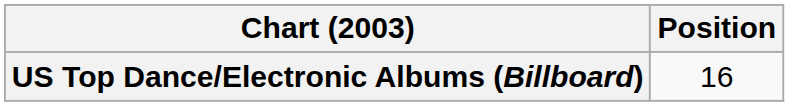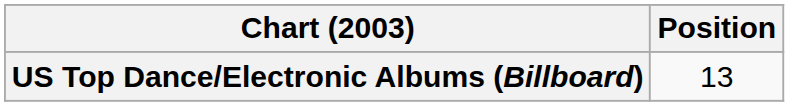(717, 76) 16 -> (717, 76) 13
